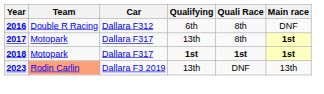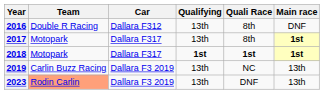(192, 26) 6th -> (200, 26) 13th
+ row: (16, 68)
